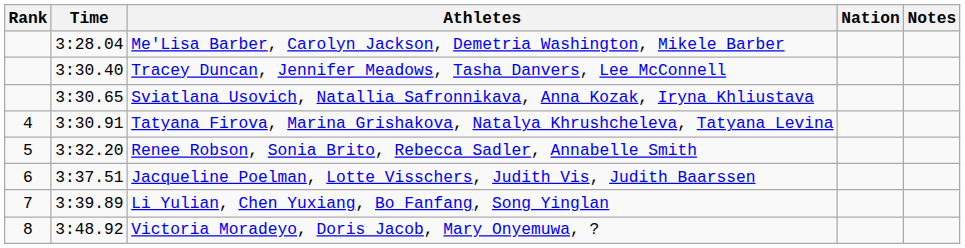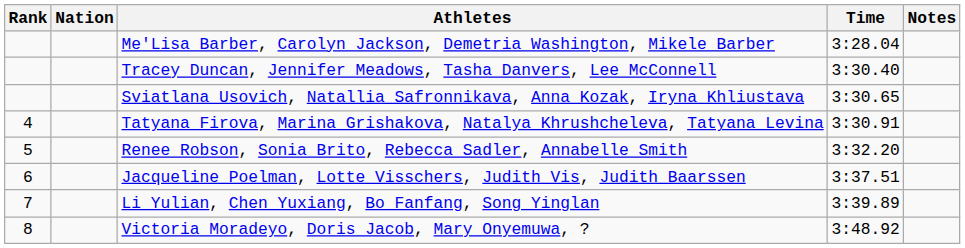columns swapped: (870, 18) <-> (89, 18)
